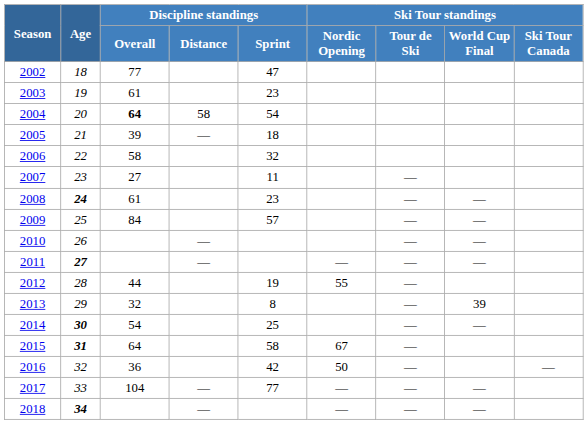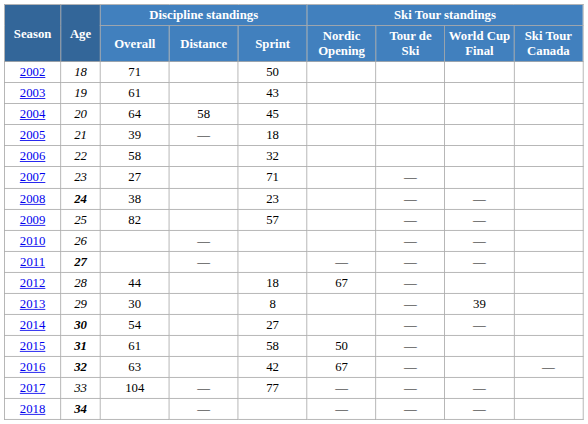(135, 72) 77 -> (135, 72) 71
(273, 72) 47 -> (273, 72) 50
(273, 93) 23 -> (273, 93) 43
(135, 114) bold -> (135, 114) normal
(273, 114) 54 -> (273, 114) 45
(273, 177) 11 -> (273, 177) 71
(135, 198) 61 -> (135, 198) 38
(135, 219) 84 -> (135, 219) 82
(273, 282) 19 -> (273, 282) 18
(342, 282) 55 -> (342, 282) 67
(135, 304) 32 -> (135, 304) 30
(273, 325) 25 -> (273, 325) 27
(135, 346) 64 -> (135, 346) 61
(342, 346) 67 -> (342, 346) 50
(81, 367) normal -> (81, 367) bold
(135, 367) 36 -> (135, 367) 63
(342, 367) 50 -> (342, 367) 67
